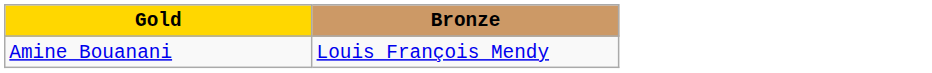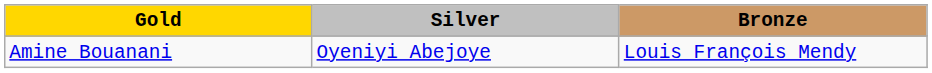+ column: (466, 21)
